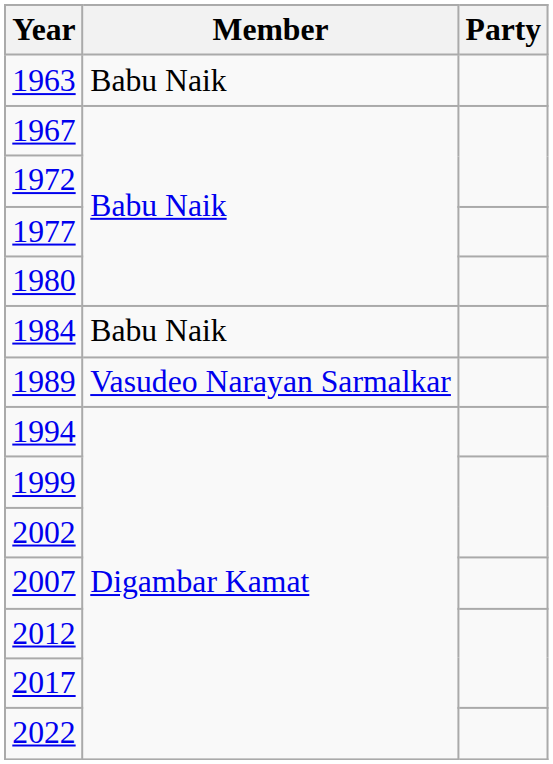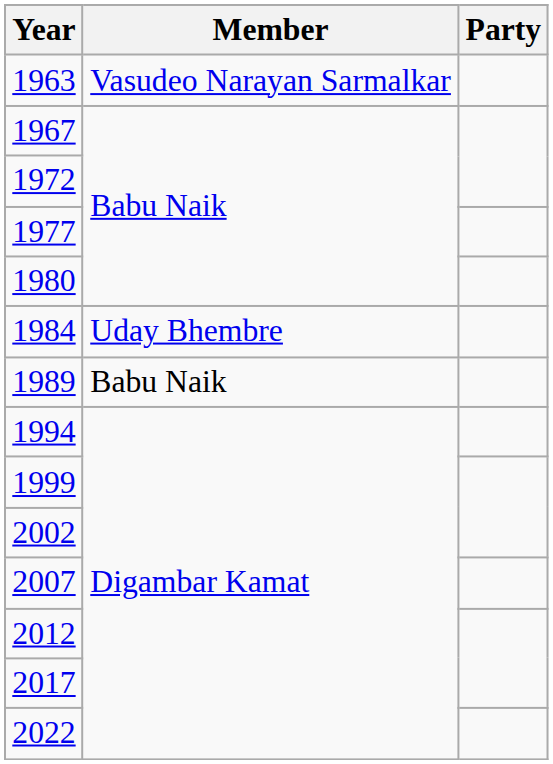(158, 79) Babu Naik -> (271, 79) Vasudeo Narayan Sarmalkar
(158, 331) Babu Naik -> (187, 331) Uday Bhembre
(271, 381) Vasudeo Narayan Sarmalkar -> (158, 381) Babu Naik
